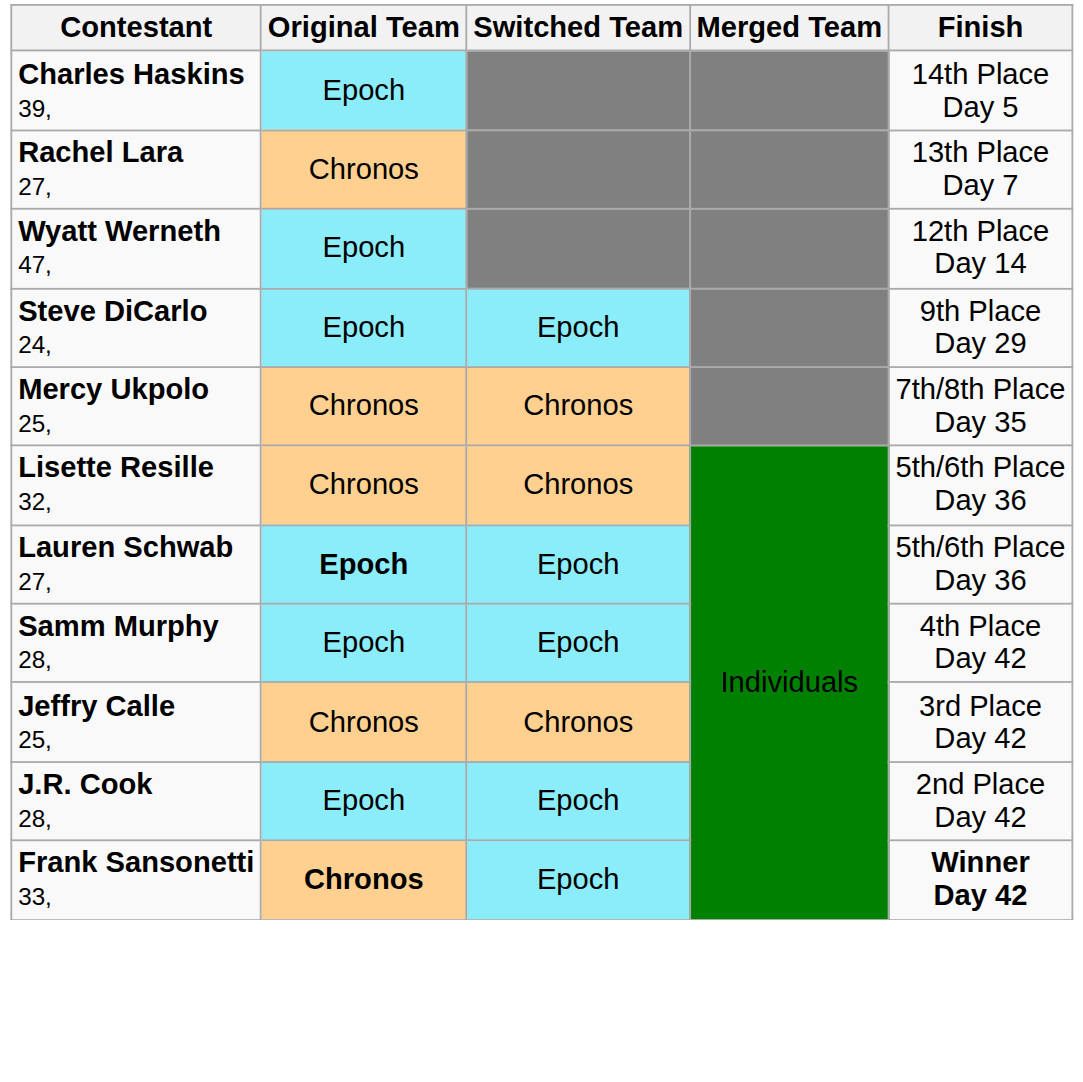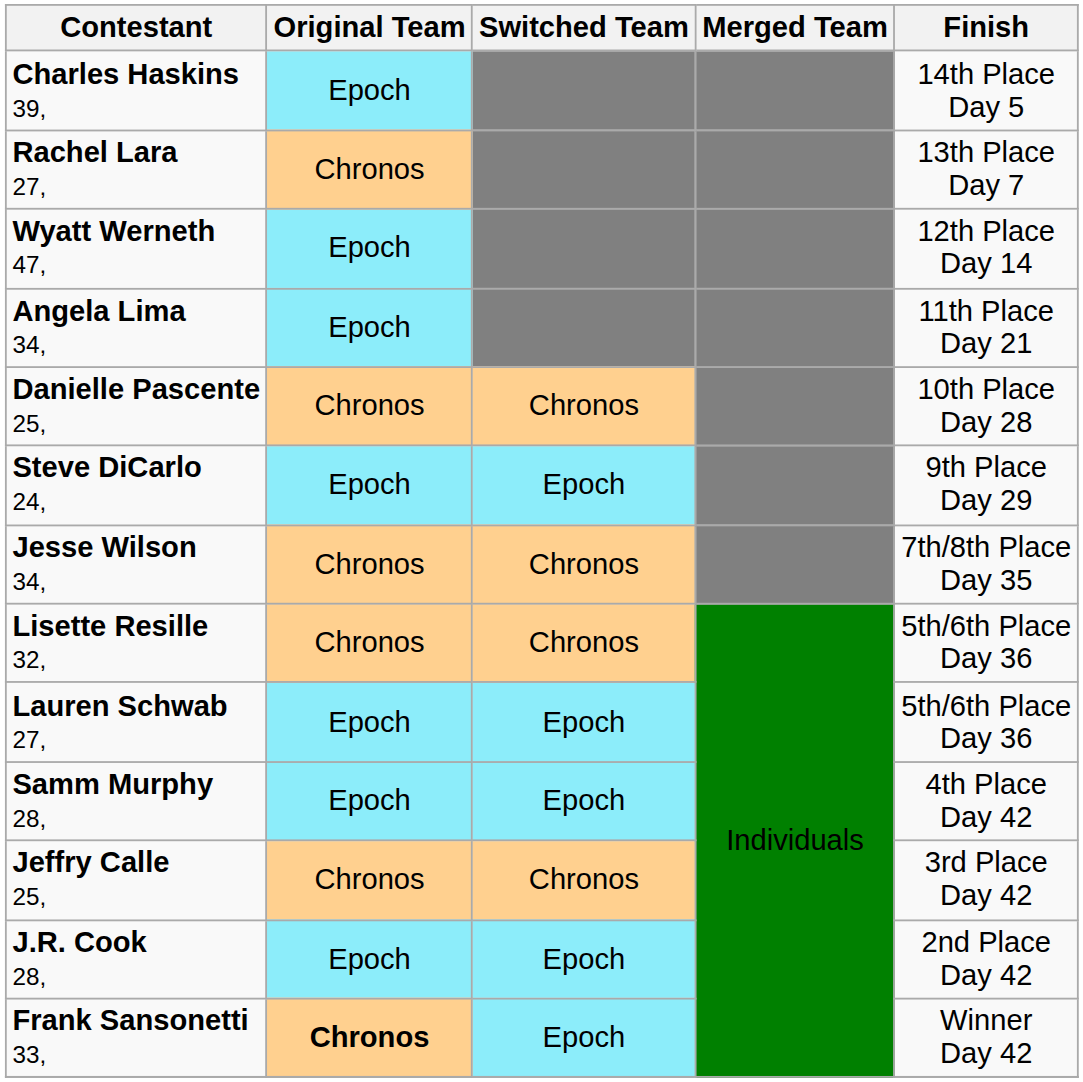+ row: (99, 326)
+ row: (136, 405)
- row: (114, 405)
+ row: (105, 563)
(364, 563) bold -> (370, 721) normal
(981, 879) bold -> (986, 1037) normal
